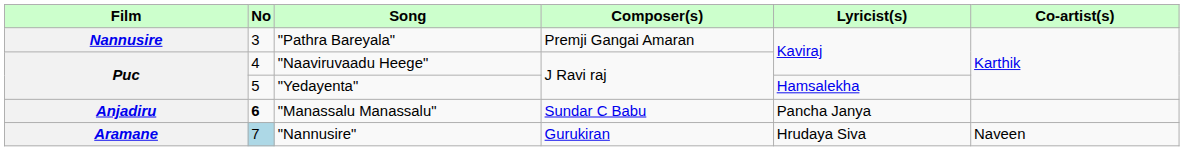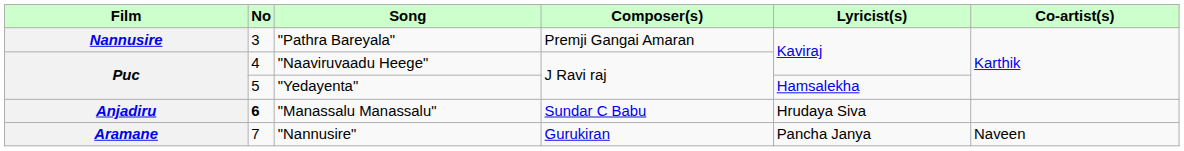(824, 110) Pancha Janya -> (821, 110) Hrudaya Siva
(255, 134) lightblue background -> (255, 134) no background
(821, 134) Hrudaya Siva -> (824, 134) Pancha Janya
